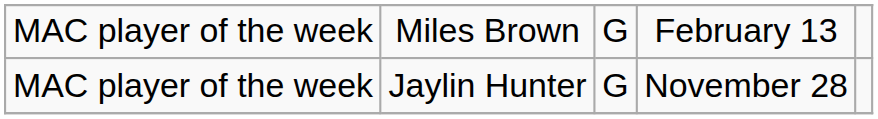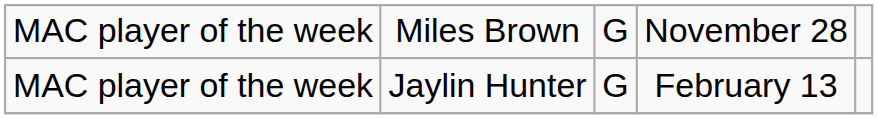(746, 31) February 13 -> (746, 31) November 28
(746, 85) November 28 -> (746, 85) February 13
